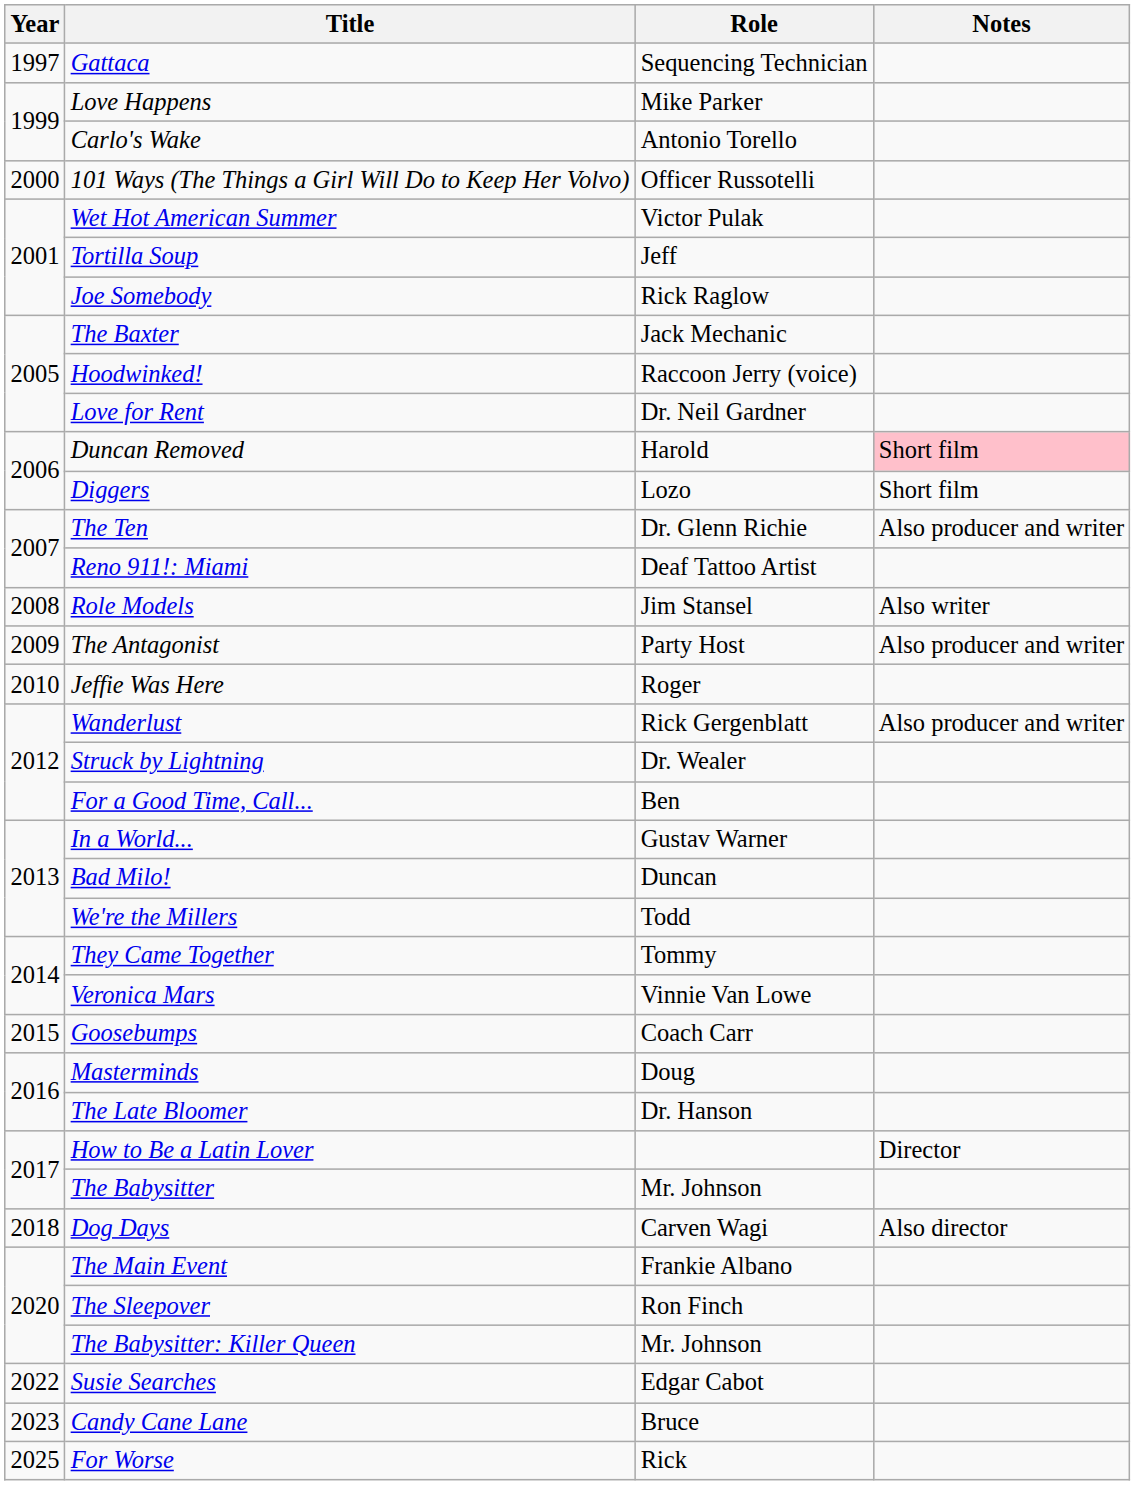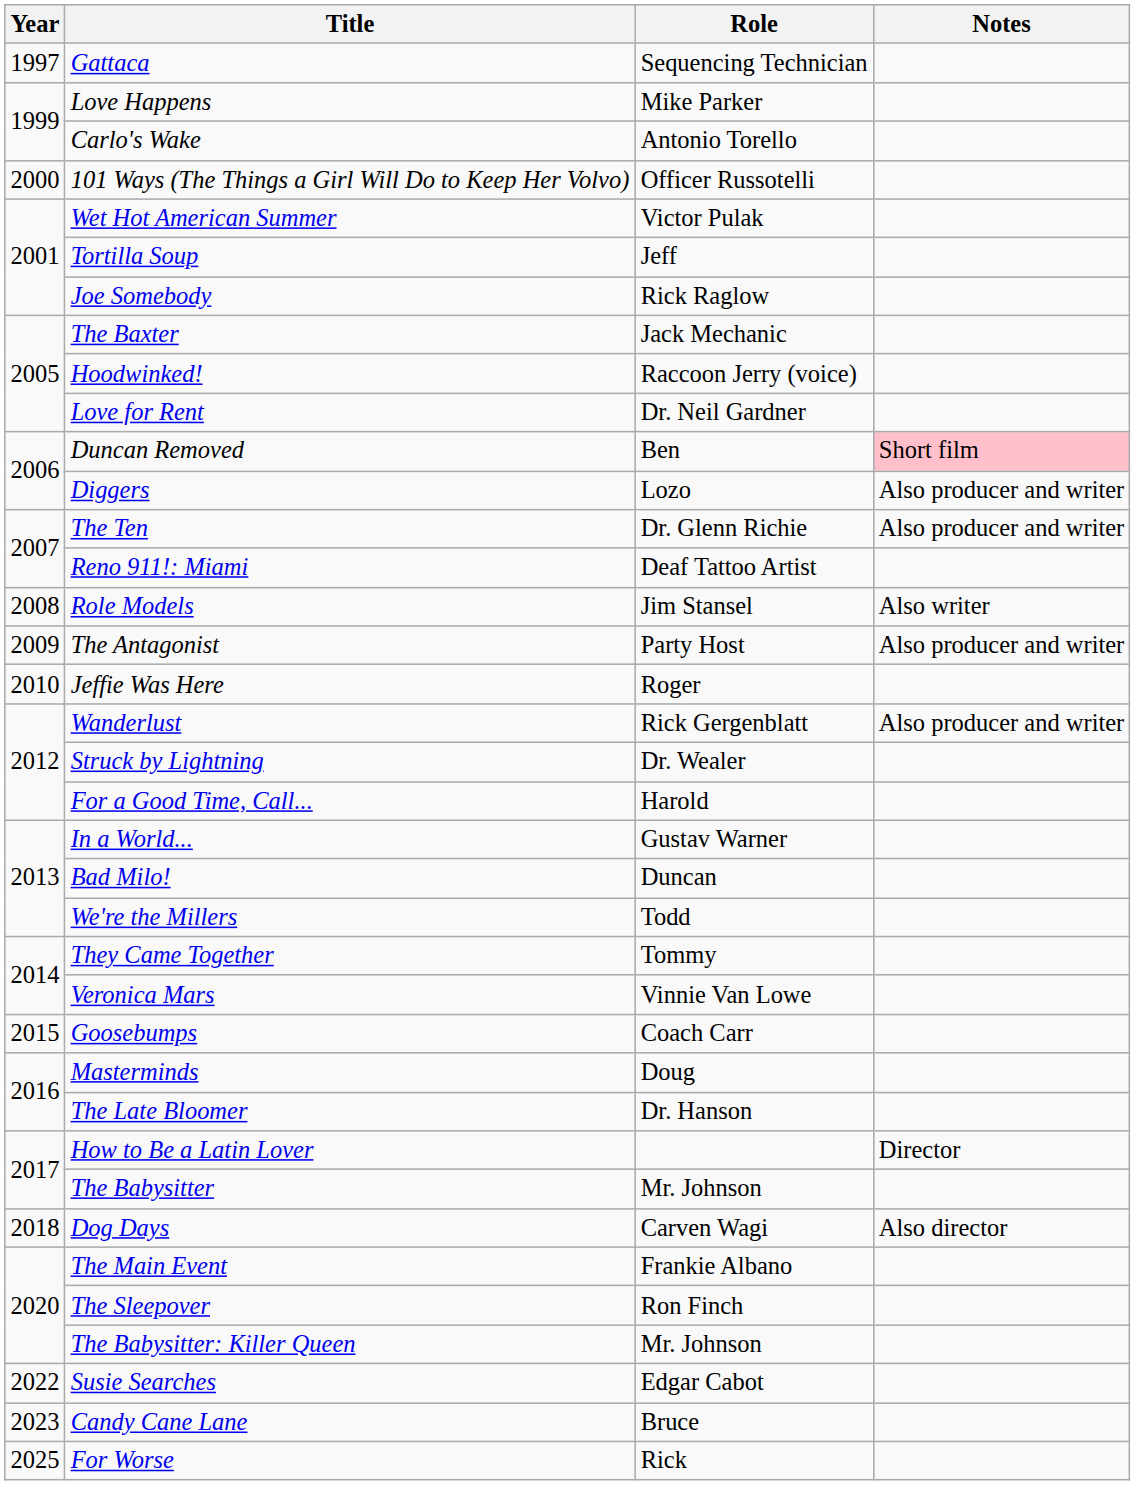(675, 450) Harold -> (660, 450) Ben
(929, 489) Short film -> (1002, 489) Also producer and writer
(660, 800) Ben -> (675, 800) Harold
